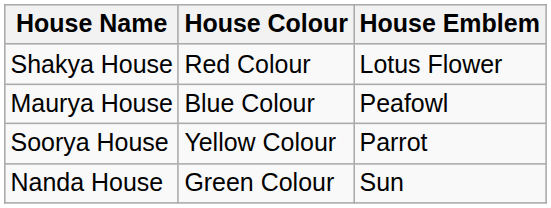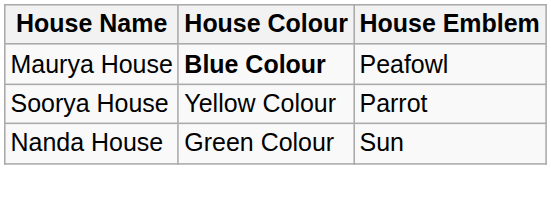- row: (92, 63)
(250, 103) normal -> (255, 63) bold
